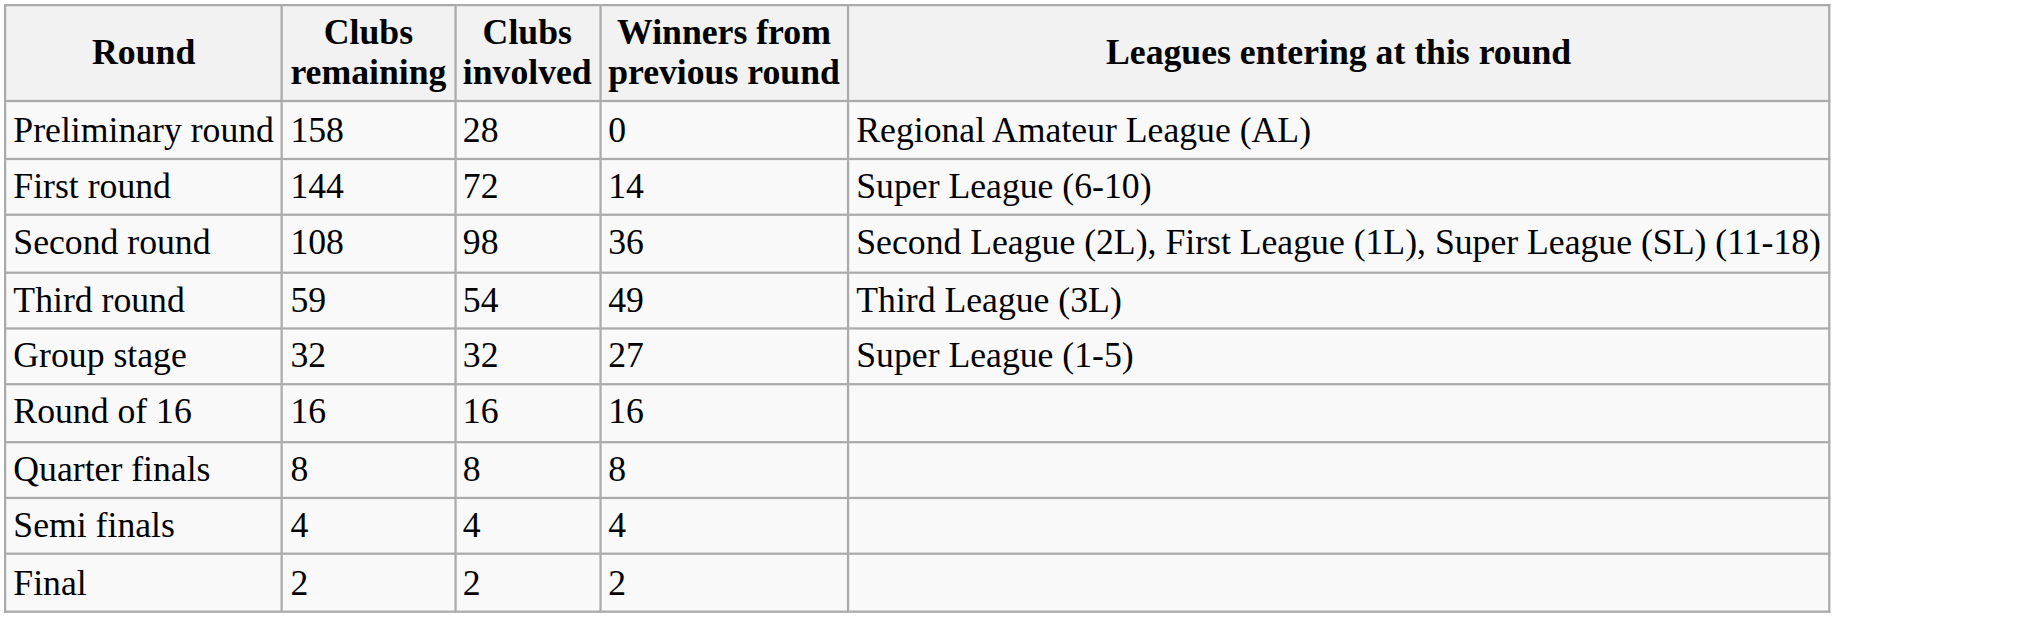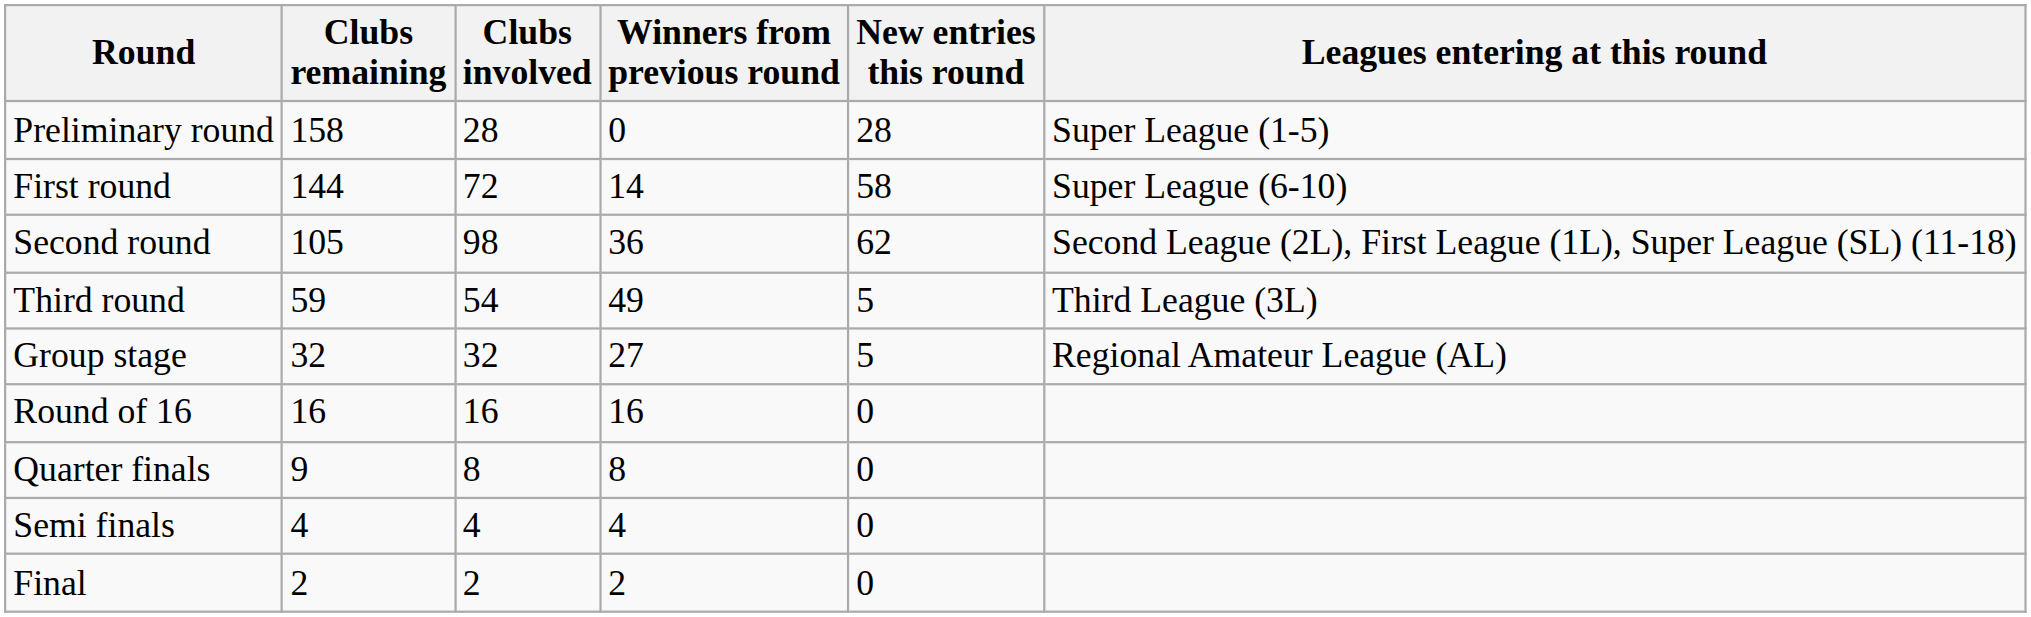+ column: (946, 52)
(1084, 129) Regional Amateur League (AL) -> (1191, 129) Super League (1-5)
(317, 242) 108 -> (317, 242) 105
(995, 355) Super League (1-5) -> (1279, 355) Regional Amateur League (AL)
(299, 469) 8 -> (299, 469) 9
